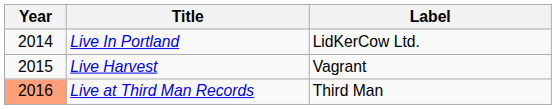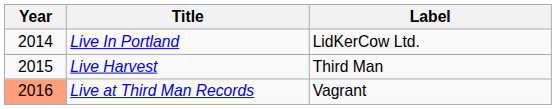(340, 66) Vagrant -> (348, 66) Third Man
(348, 91) Third Man -> (340, 91) Vagrant
